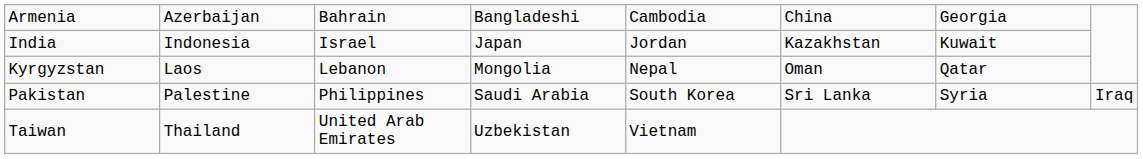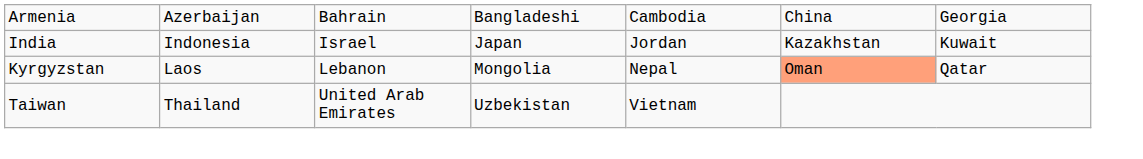(804, 70) no background -> (804, 70) lightsalmon background
- row: (47, 96)
